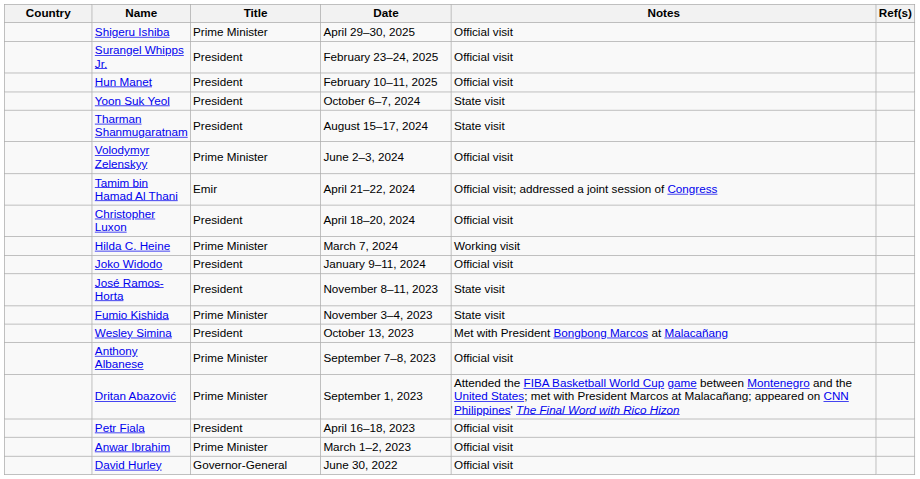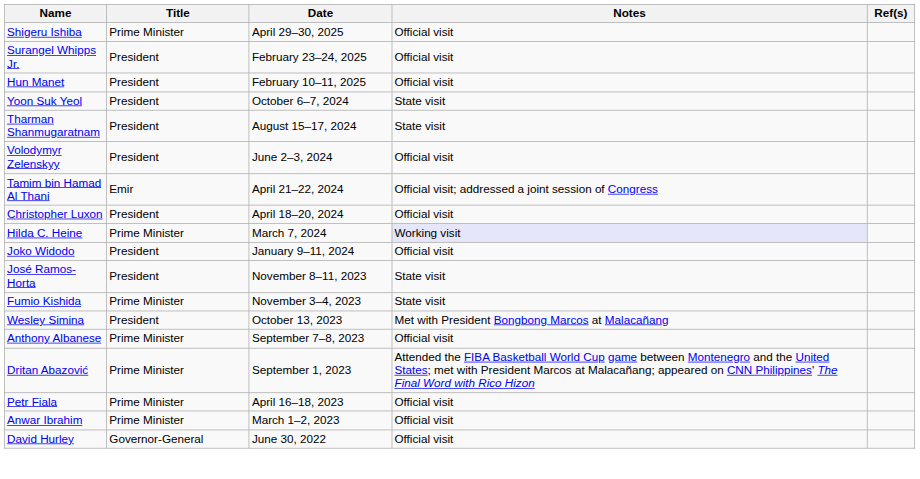- column: (48, 13)
(230, 157) Prime Minister -> (134, 157) President
(487, 246) no background -> (427, 233) lavender background
(218, 428) President -> (147, 402) Prime Minister
